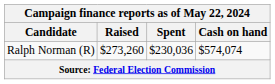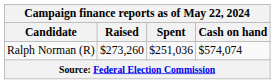(171, 50) $230,036 -> (171, 50) $251,036
